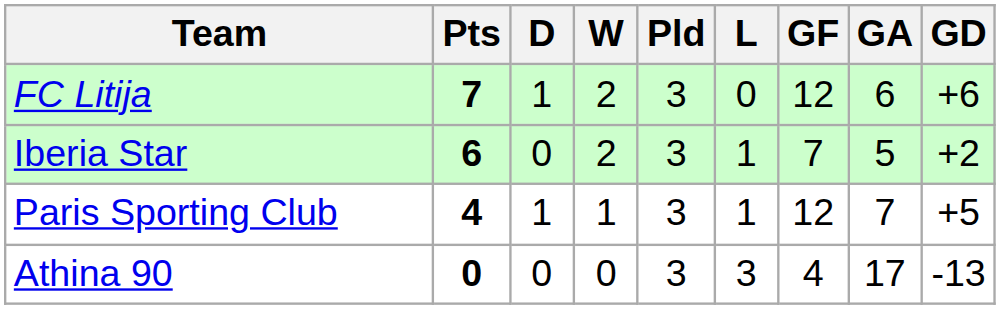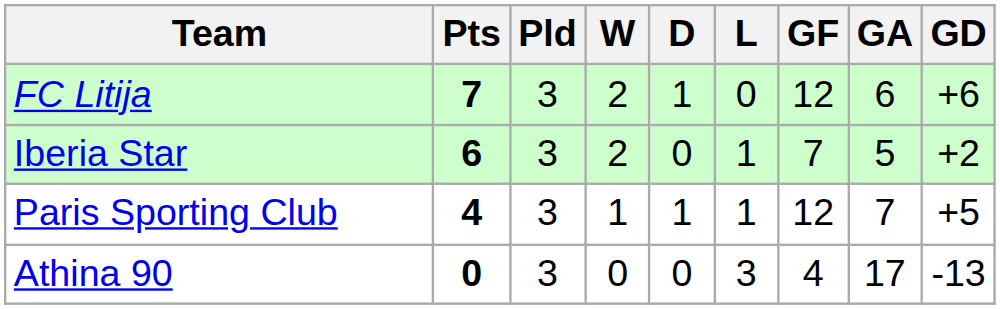columns swapped: (676, 34) <-> (542, 34)
